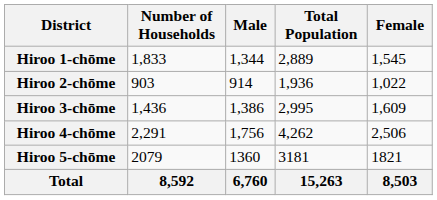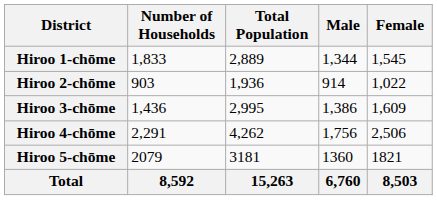columns swapped: (321, 25) <-> (250, 25)
